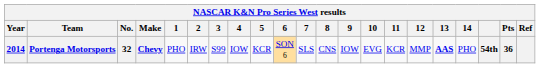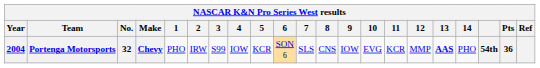(16, 49) 2014 -> (16, 49) 2004
